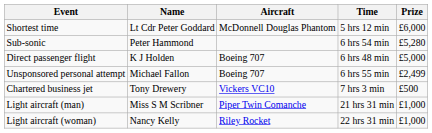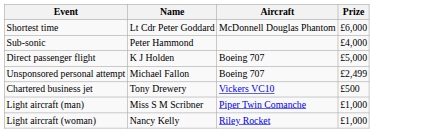- column: (367, 12)
(412, 43) £5,280 -> (354, 43) £4,000
